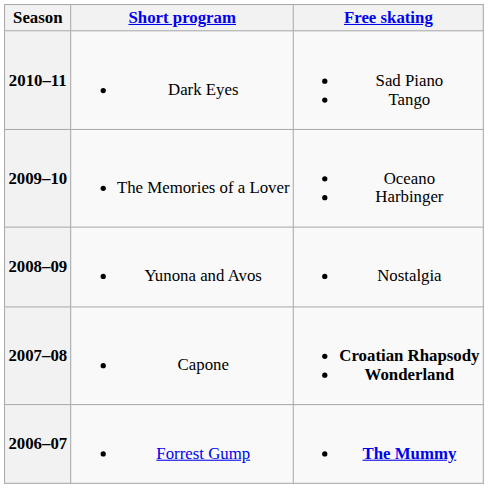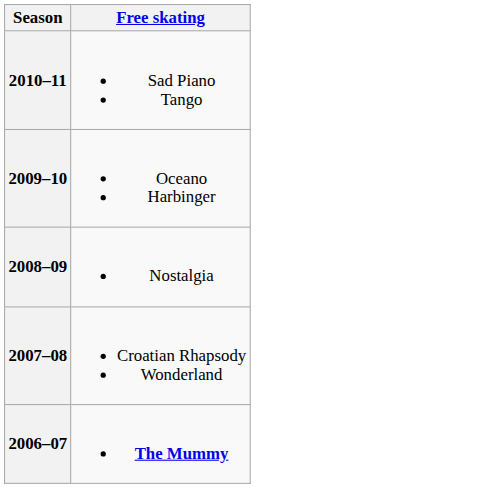- column: (182, 17)
(388, 365) bold -> (161, 365) normal
